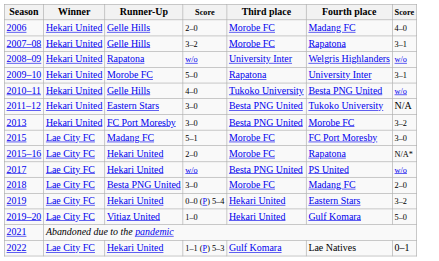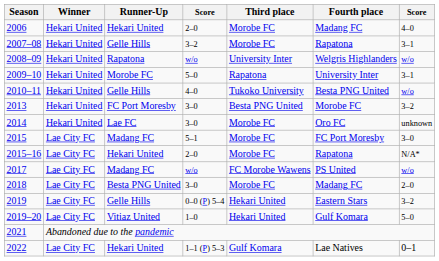(129, 28) Gelle Hills -> (135, 28) Hekari United
- row: (24, 106)
+ row: (17, 122)
(135, 169) Hekari United -> (130, 169) Madang FC
(266, 169) Besta PNG United -> (270, 169) FC Morobe Wawens
(135, 201) Hekari United -> (129, 201) Gelle Hills
